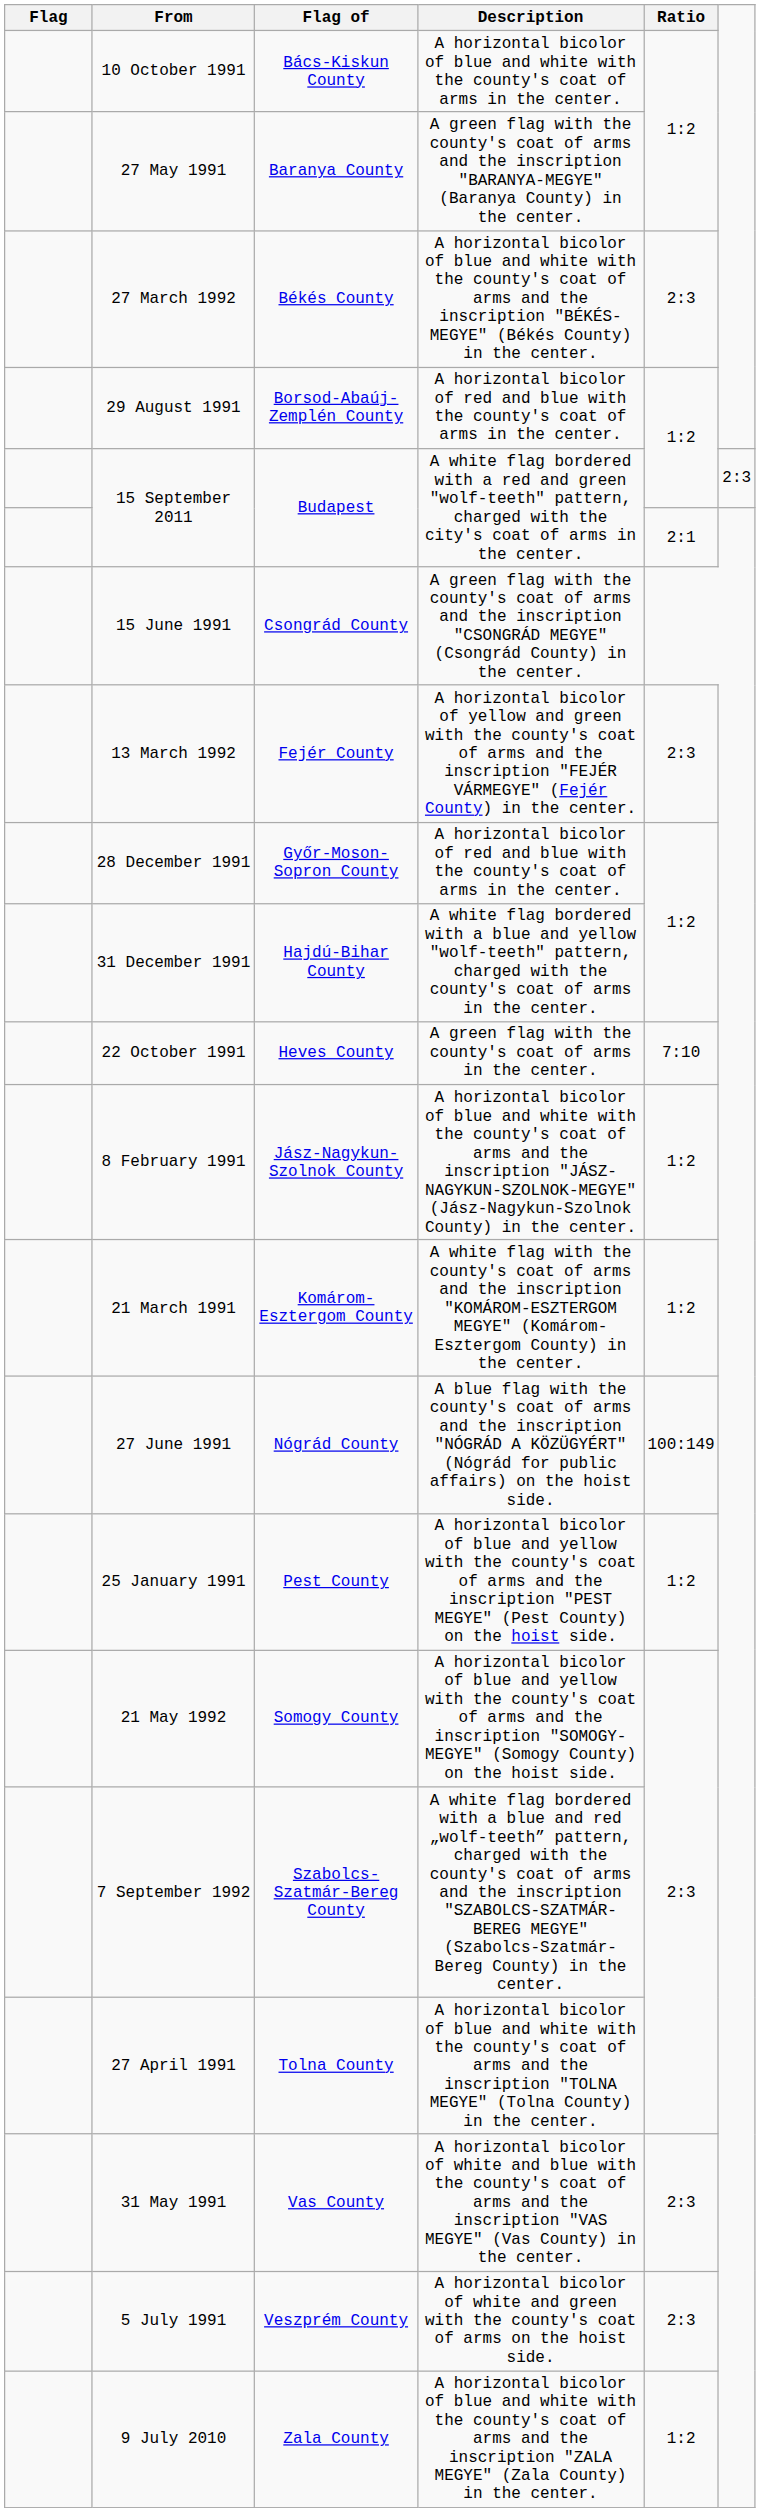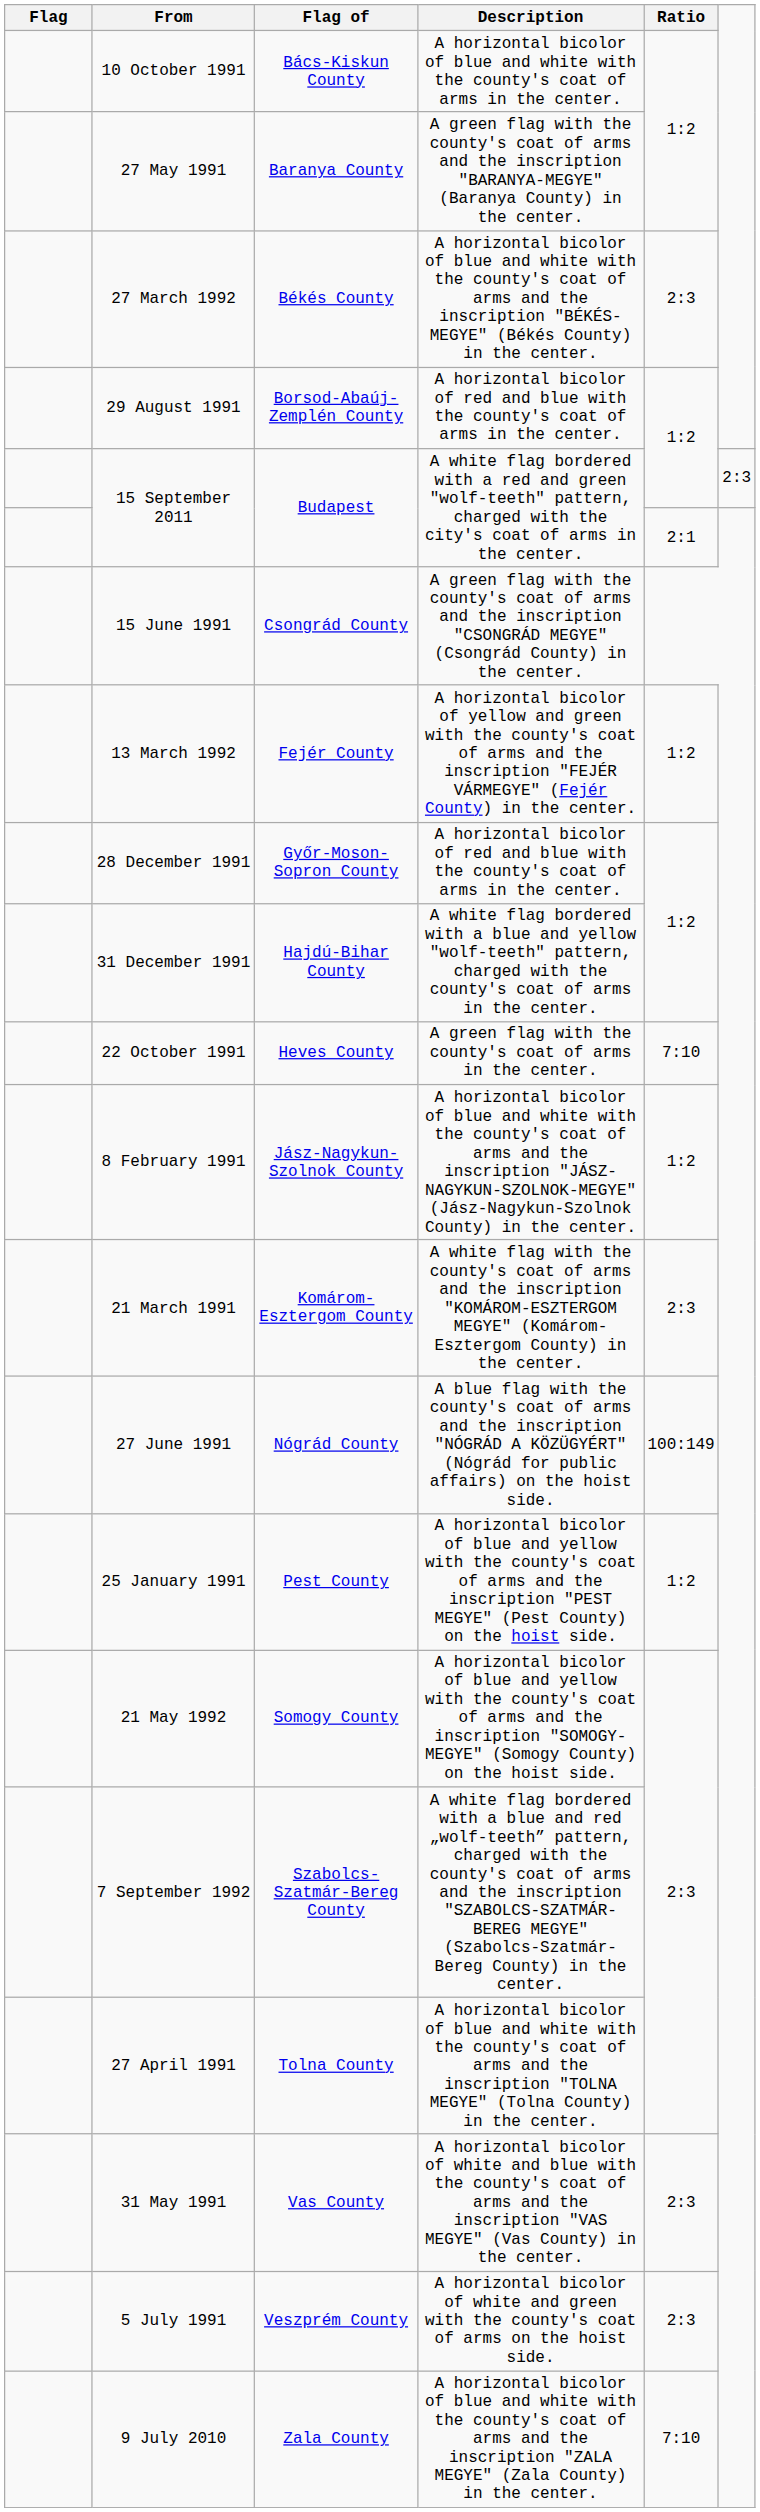(681, 754) 2:3 -> (681, 754) 1:2
(681, 1308) 1:2 -> (681, 1308) 2:3
(681, 2439) 1:2 -> (681, 2439) 7:10
